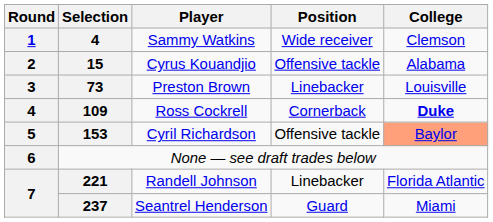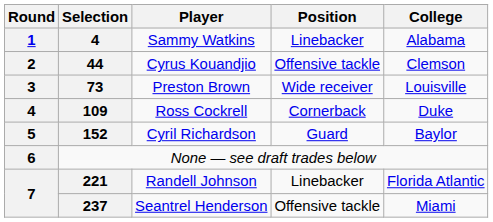(327, 40) Wide receiver -> (327, 40) Linebacker
(436, 40) Clemson -> (436, 40) Alabama
(95, 64) 15 -> (95, 64) 44
(436, 64) Alabama -> (436, 64) Clemson
(327, 87) Linebacker -> (327, 87) Wide receiver
(436, 111) bold -> (436, 111) normal
(95, 134) 153 -> (95, 134) 152
(327, 134) Offensive tackle -> (327, 134) Guard
(436, 134) lightsalmon background -> (436, 134) no background
(327, 205) Guard -> (327, 205) Offensive tackle
